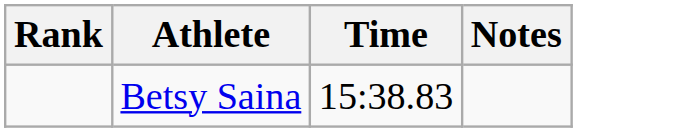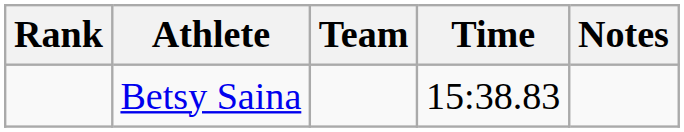+ column: (364, 34)
